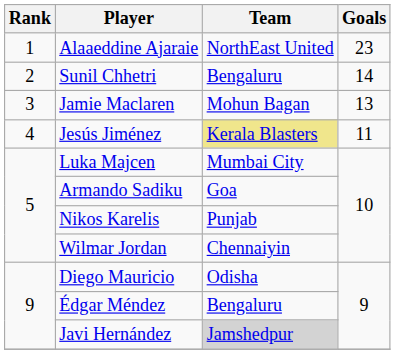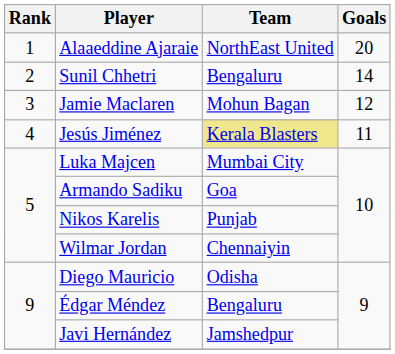(364, 47) 23 -> (364, 47) 20
(364, 104) 13 -> (364, 104) 12
(250, 334) lightgrey background -> (250, 334) no background
